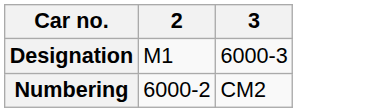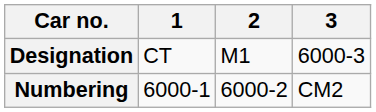+ column: (177, 21)
